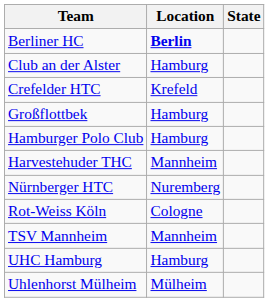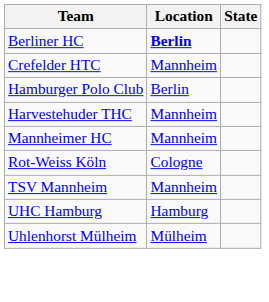- row: (64, 65)
(174, 89) Krefeld -> (184, 65) Mannheim
- row: (48, 114)
(179, 138) Hamburg -> (170, 89) Berlin
+ row: (60, 138)
- row: (61, 187)
